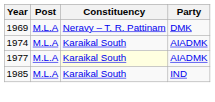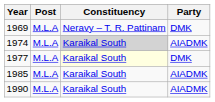(94, 43) no background -> (94, 43) lightgrey background
(189, 58) AIADMK -> (181, 58) DMK
(179, 74) IND -> (189, 74) AIADMK
+ row: (17, 89)
